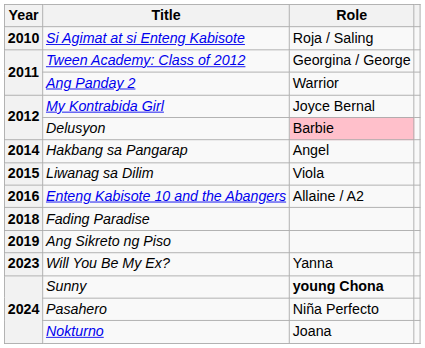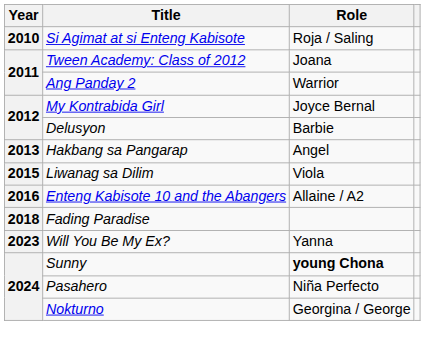(352, 60) Georgina / George -> (312, 60) Joana
(313, 128) pink background -> (313, 128) no background
(24, 151) 2014 -> (24, 151) 2013
- row: (109, 241)
(312, 331) Joana -> (352, 309) Georgina / George
